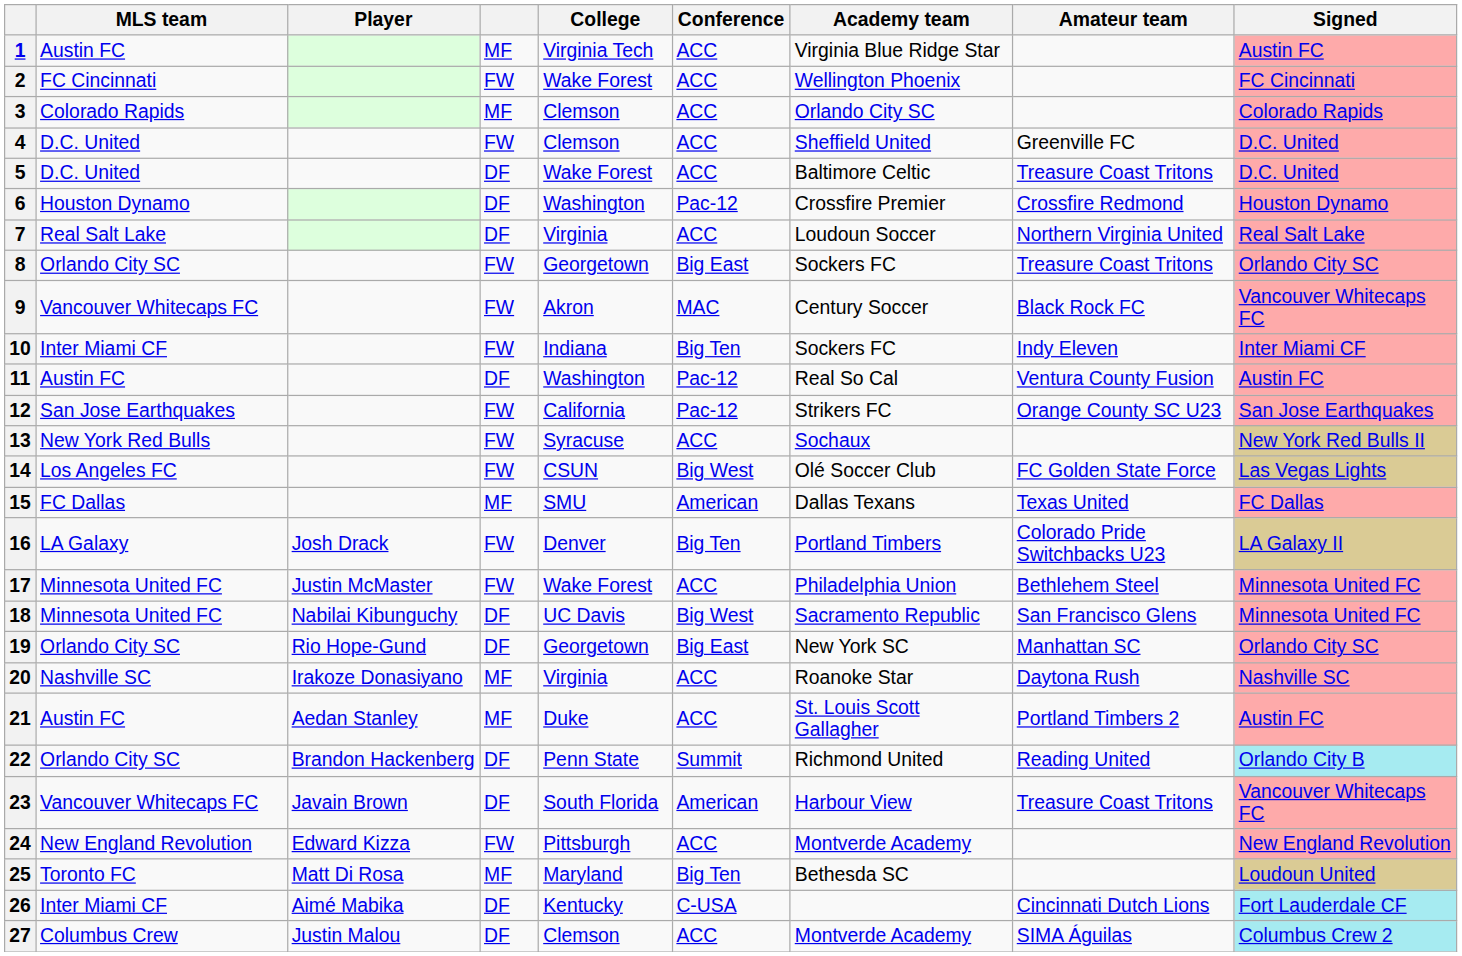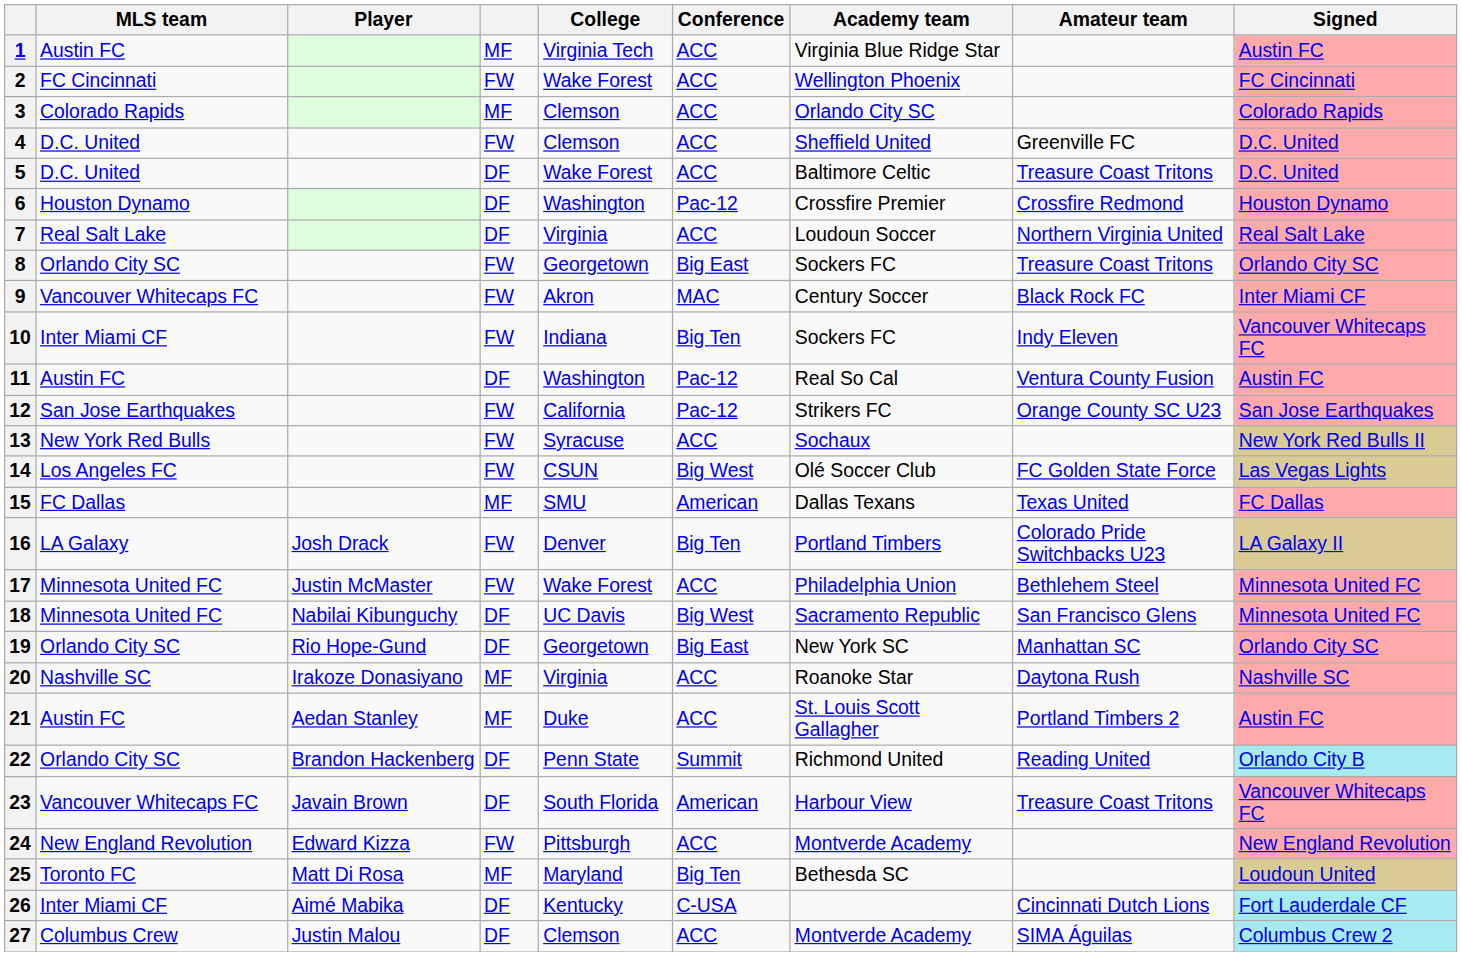(1332, 307) Vancouver Whitecaps FC -> (1302, 296) Inter Miami CF
(1302, 348) Inter Miami CF -> (1332, 337) Vancouver Whitecaps FC
